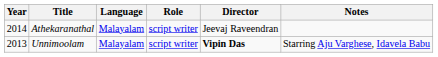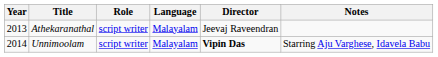columns swapped: (173, 12) <-> (121, 12)
(17, 28) 2014 -> (17, 28) 2013
(17, 44) 2013 -> (17, 44) 2014
